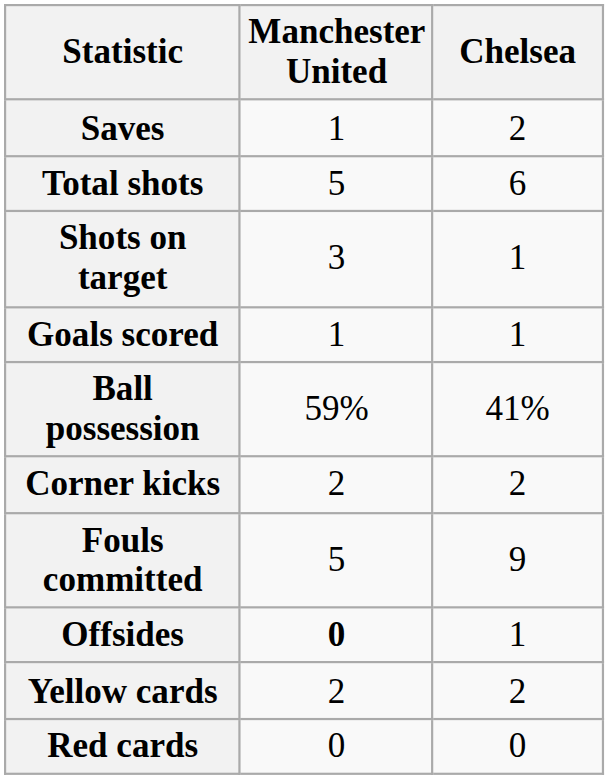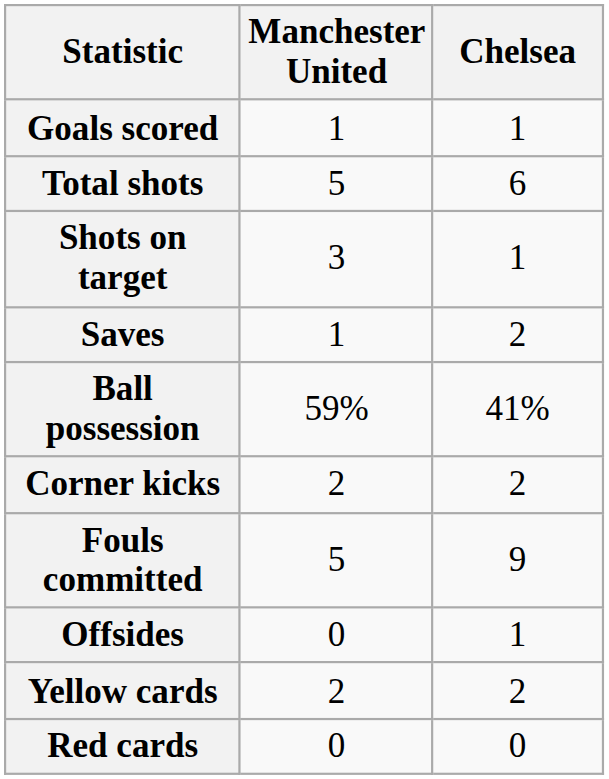rows swapped: (123, 333) <-> (123, 127)
(337, 634) bold -> (337, 634) normal
